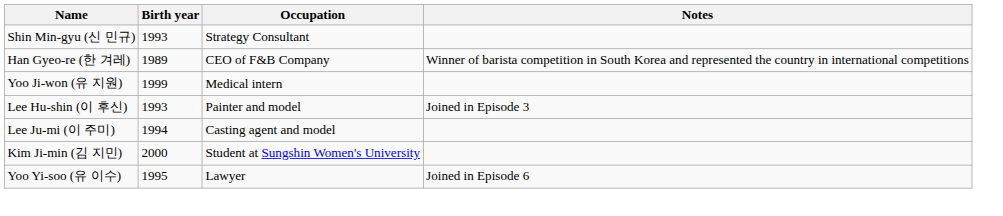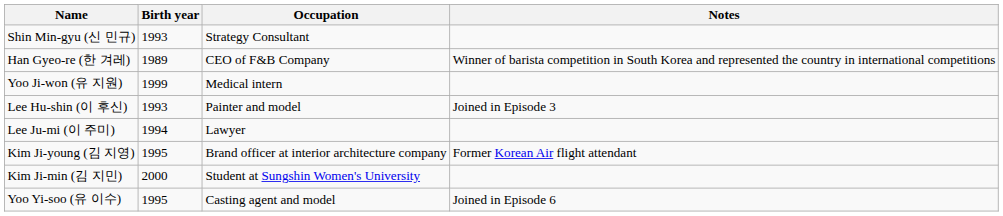(270, 130) Casting agent and model -> (225, 130) Lawyer
+ row: (71, 152)
(225, 176) Lawyer -> (270, 199) Casting agent and model
